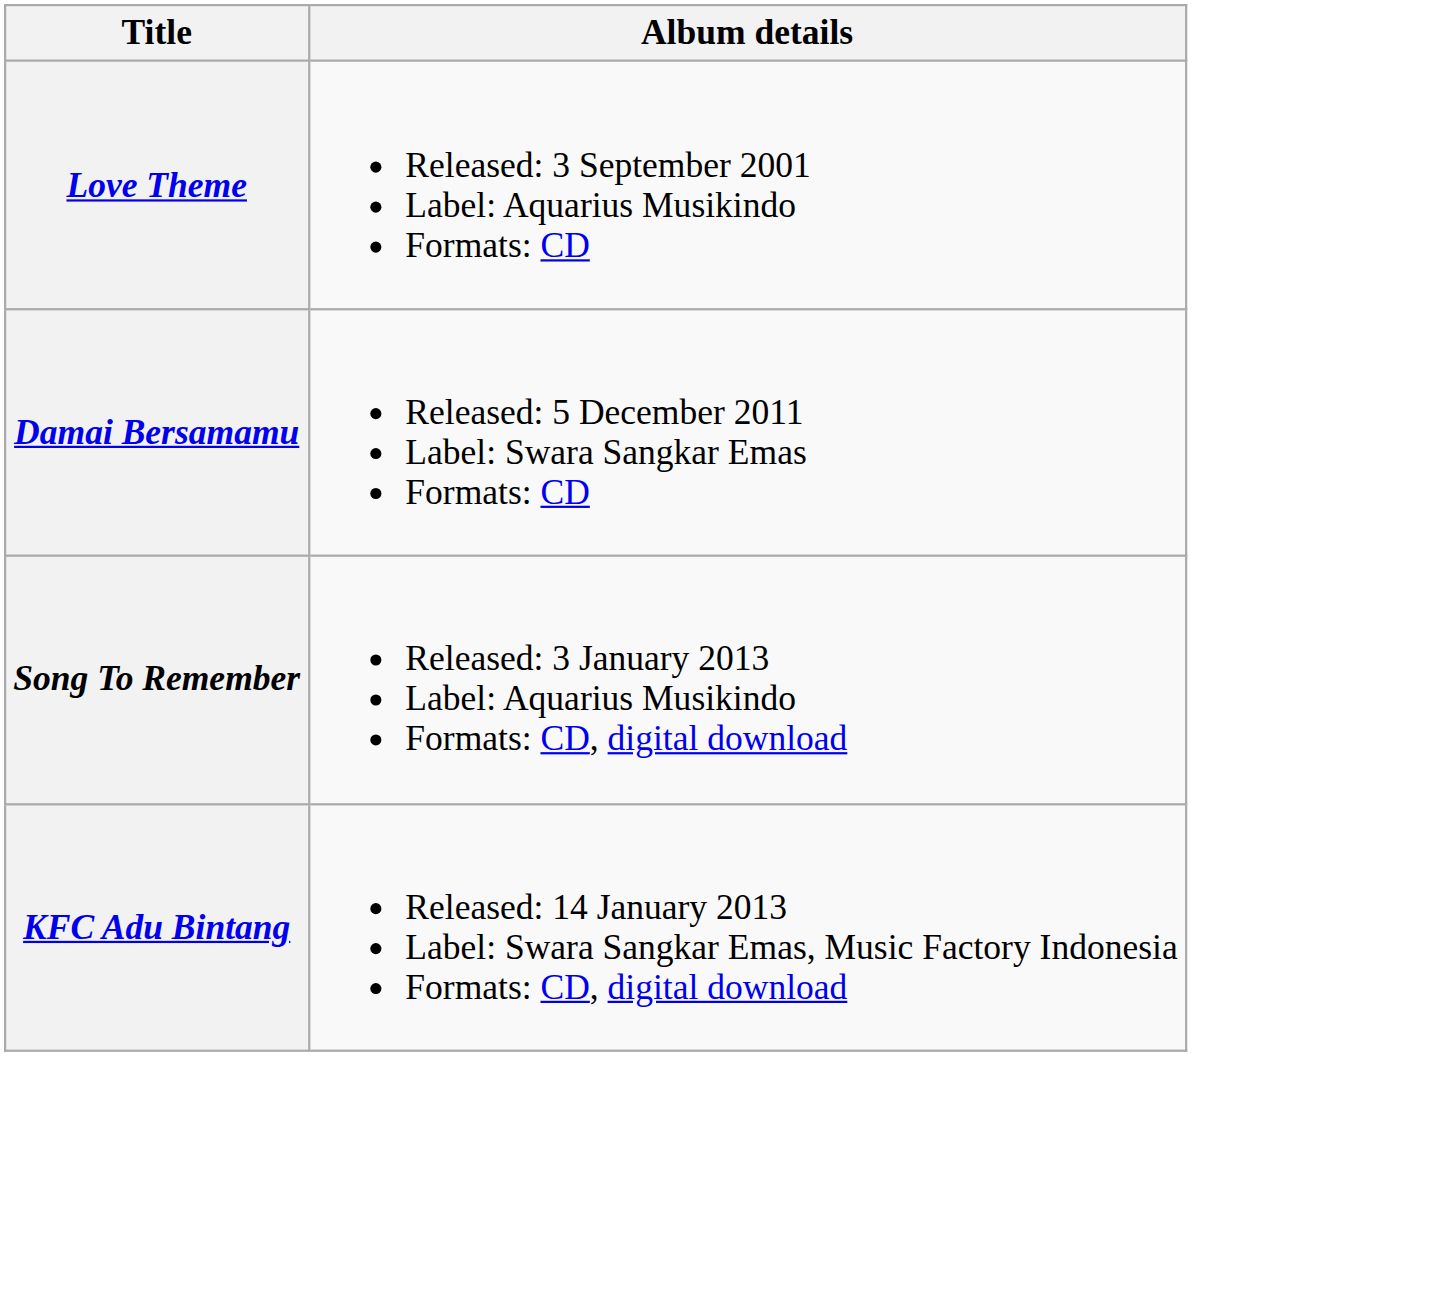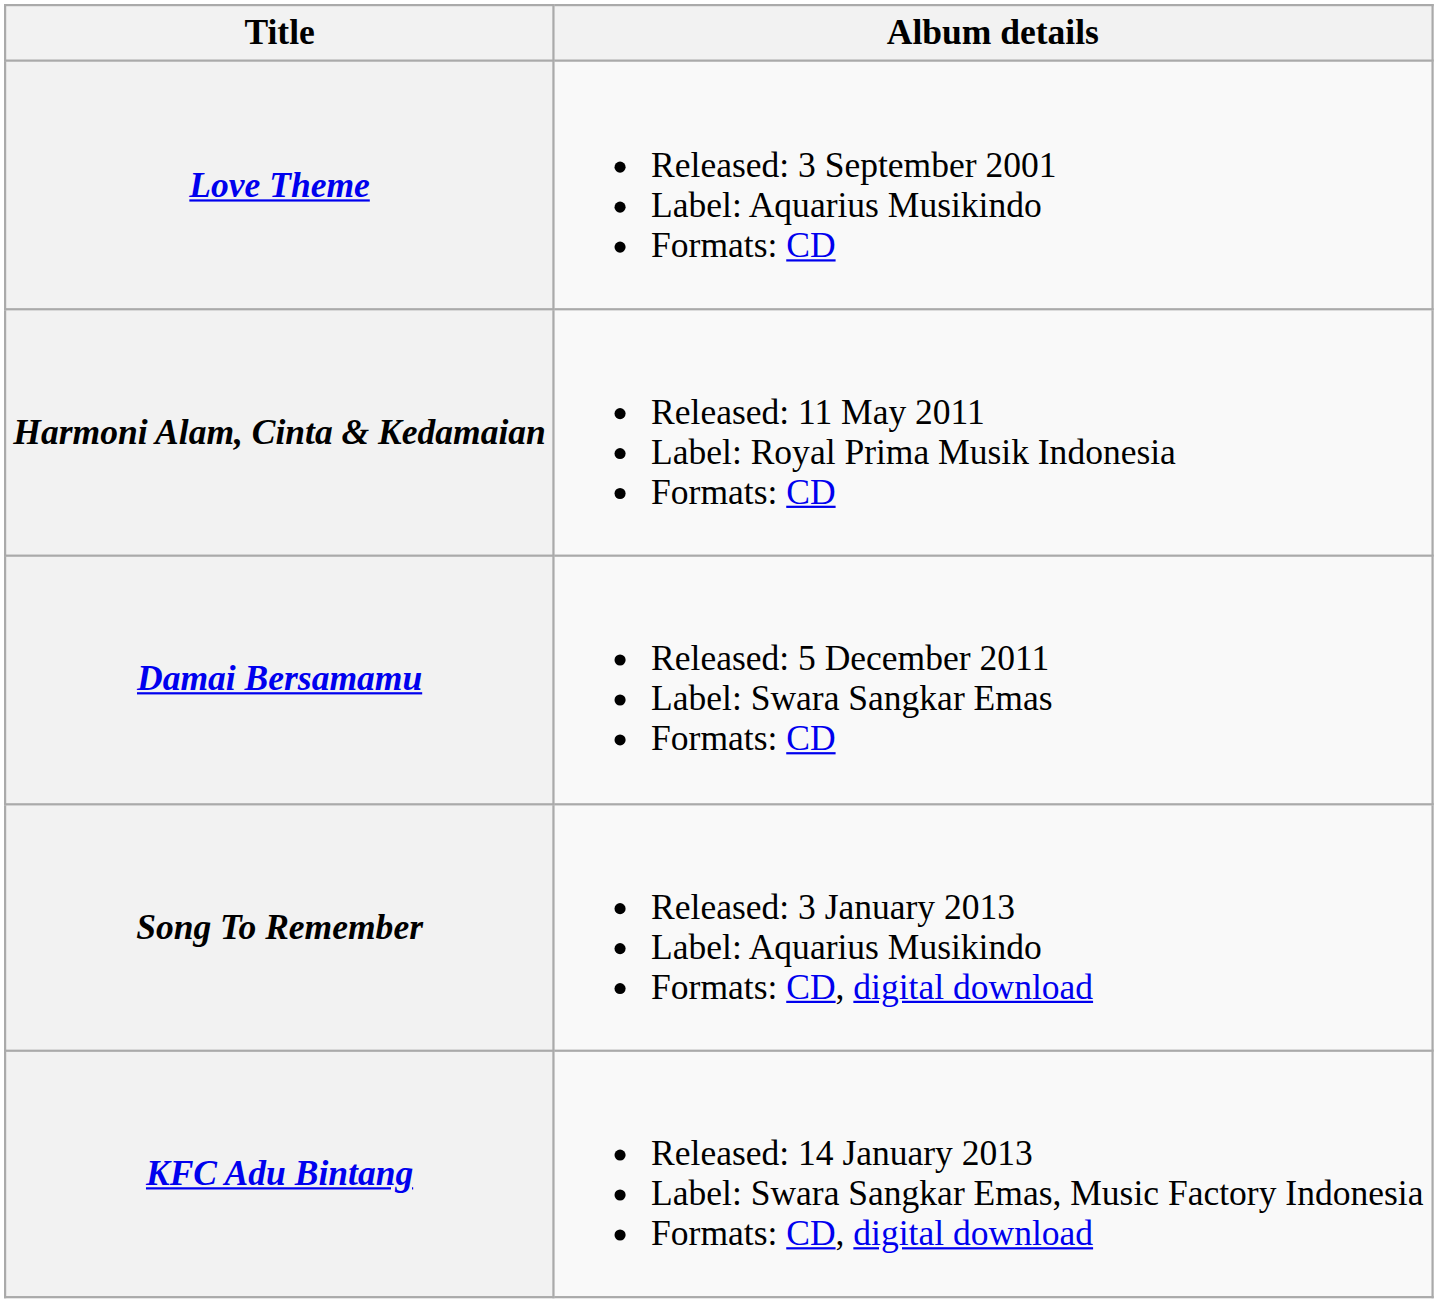+ row: (280, 431)
